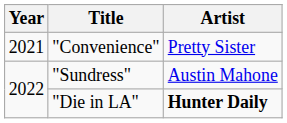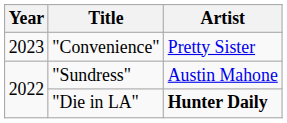(26, 46) 2021 -> (26, 46) 2023
